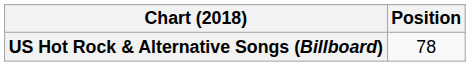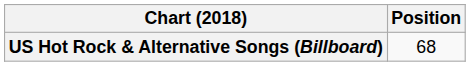(426, 46) 78 -> (426, 46) 68
